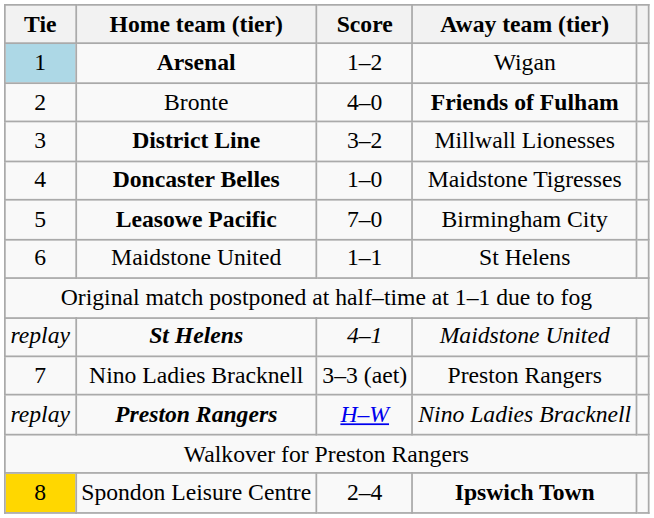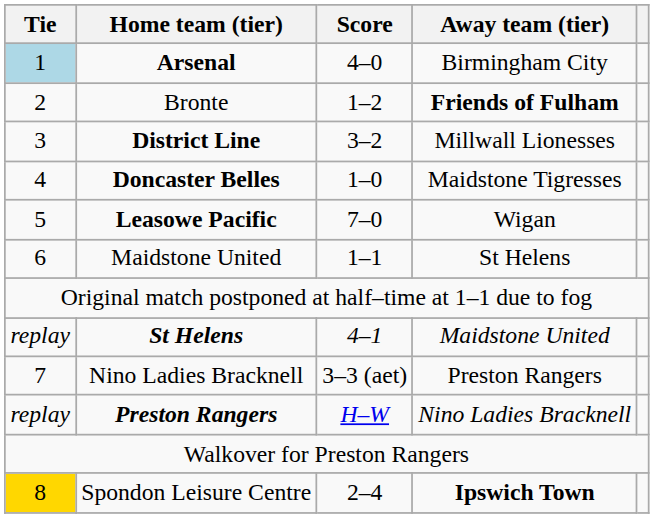(365, 62) 1–2 -> (365, 62) 4–0
(525, 62) Wigan -> (525, 62) Birmingham City
(365, 101) 4–0 -> (365, 101) 1–2
(525, 218) Birmingham City -> (525, 218) Wigan
